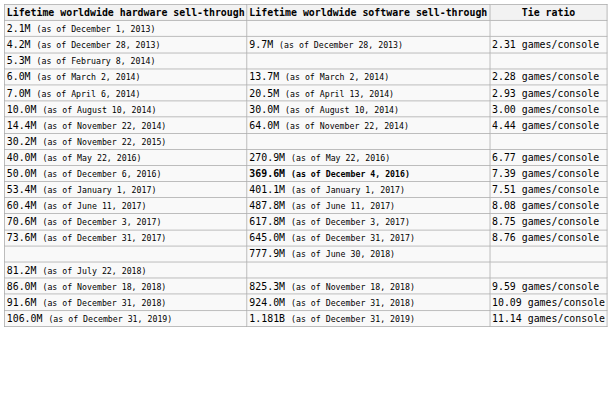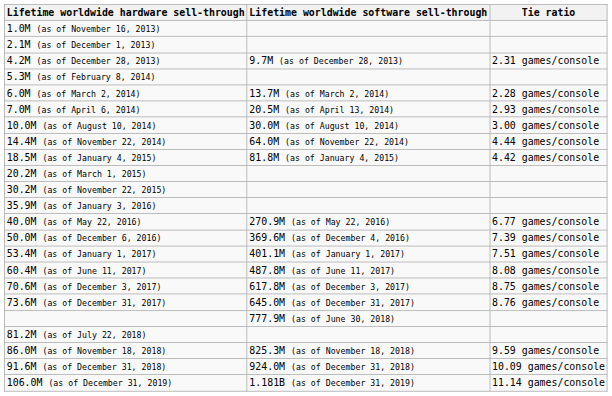+ row: (84, 29)
+ row: (82, 157)
+ row: (77, 173)
+ row: (82, 206)
(330, 173) bold -> (330, 238) normal
